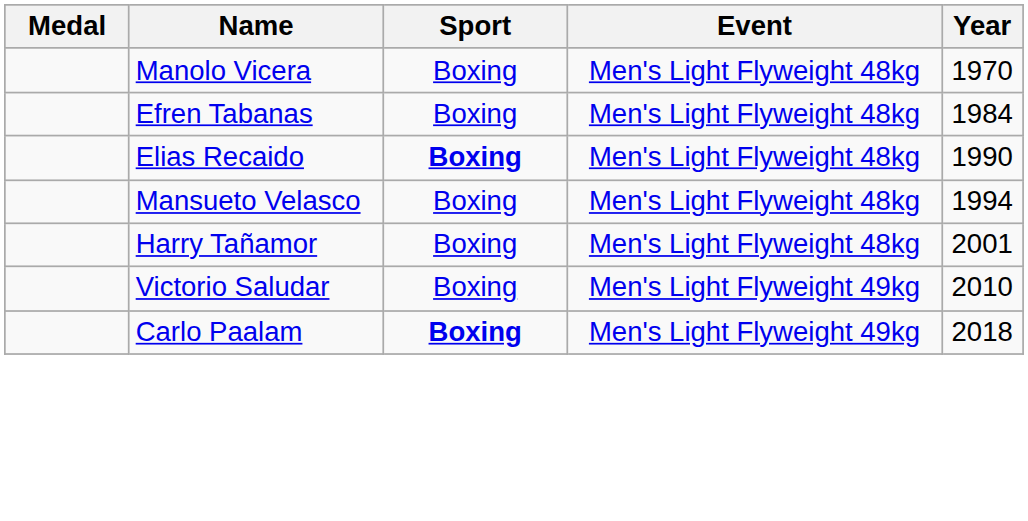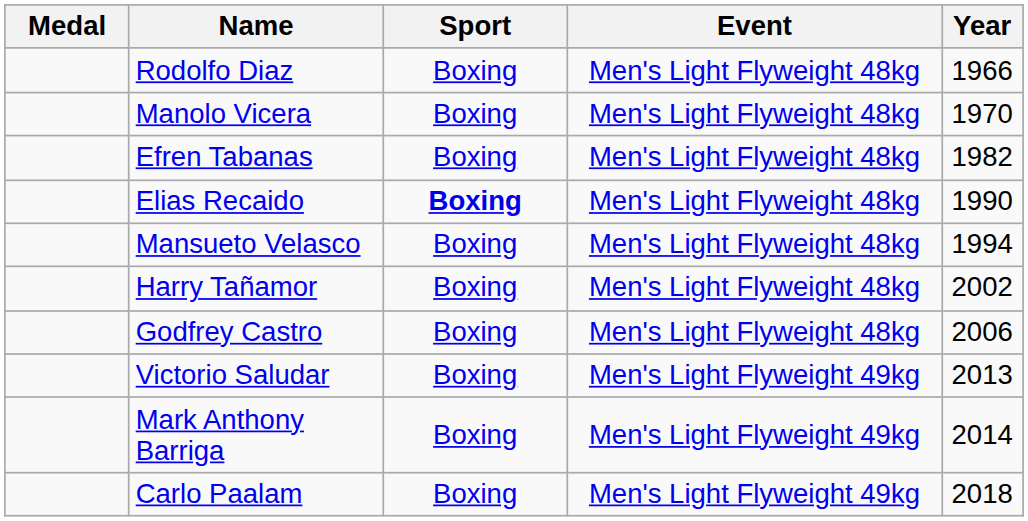+ row: (214, 69)
(982, 113) 1984 -> (982, 157) 1982
(982, 244) 2001 -> (982, 288) 2002
+ row: (229, 331)
(982, 288) 2010 -> (982, 375) 2013
+ row: (220, 434)
(475, 331) bold -> (475, 493) normal
